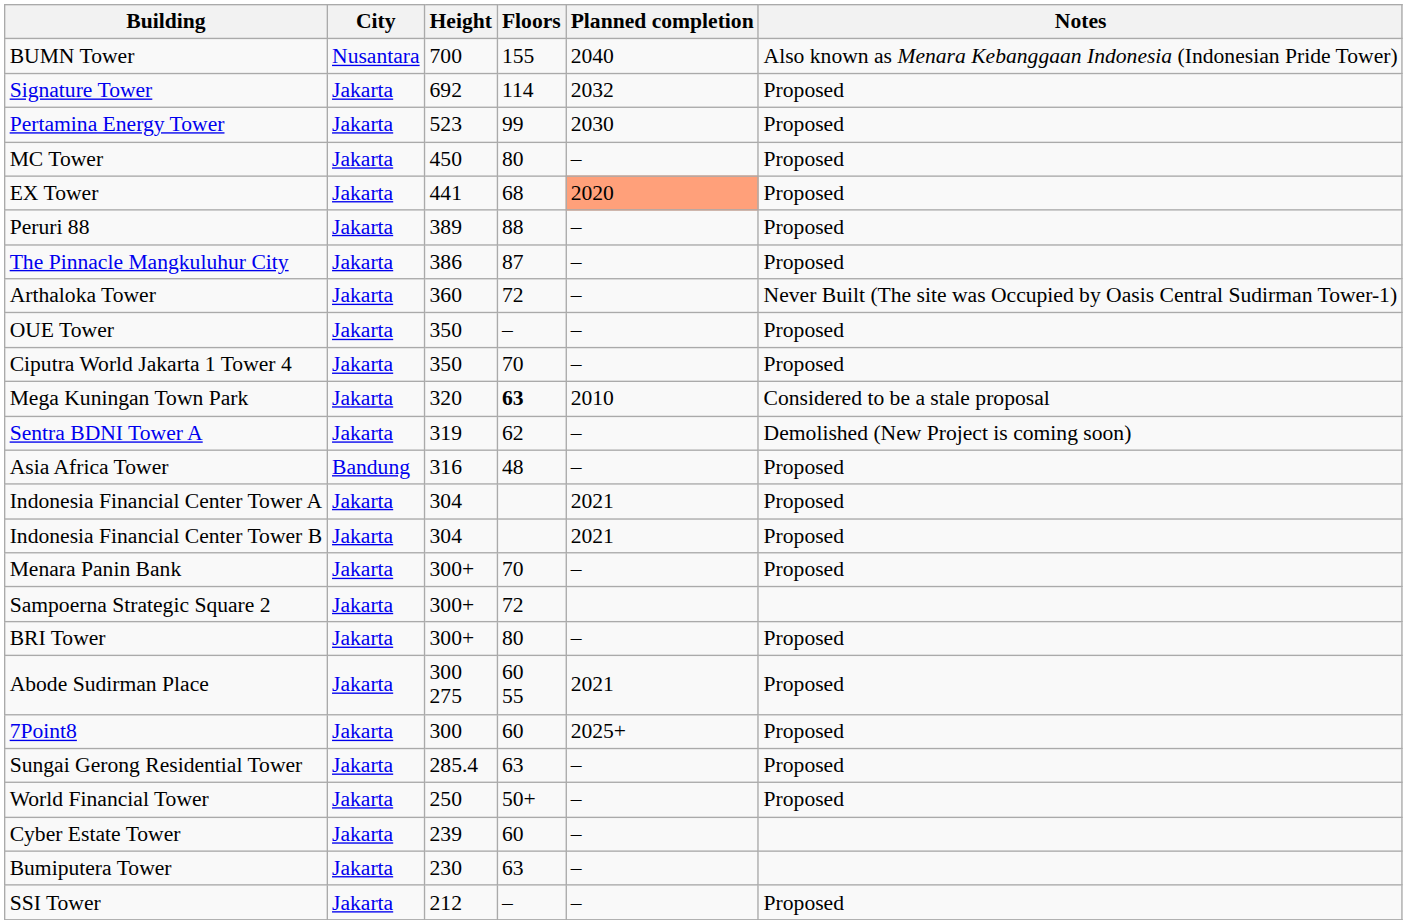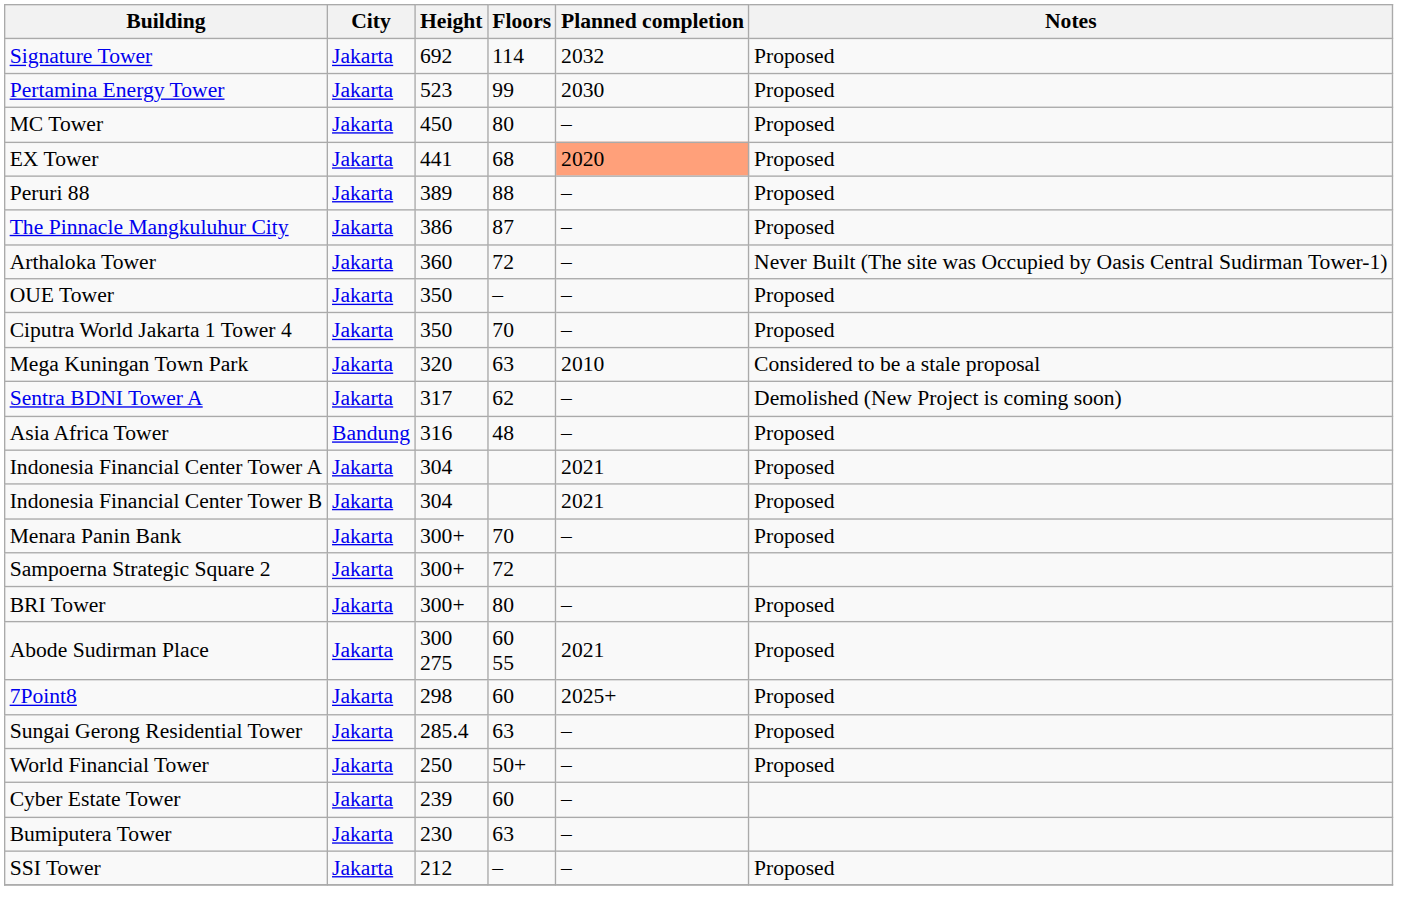- row: (72, 55)
(513, 398) bold -> (503, 364) normal
(446, 432) 319 -> (436, 398) 317
(446, 731) 300 -> (436, 696) 298
